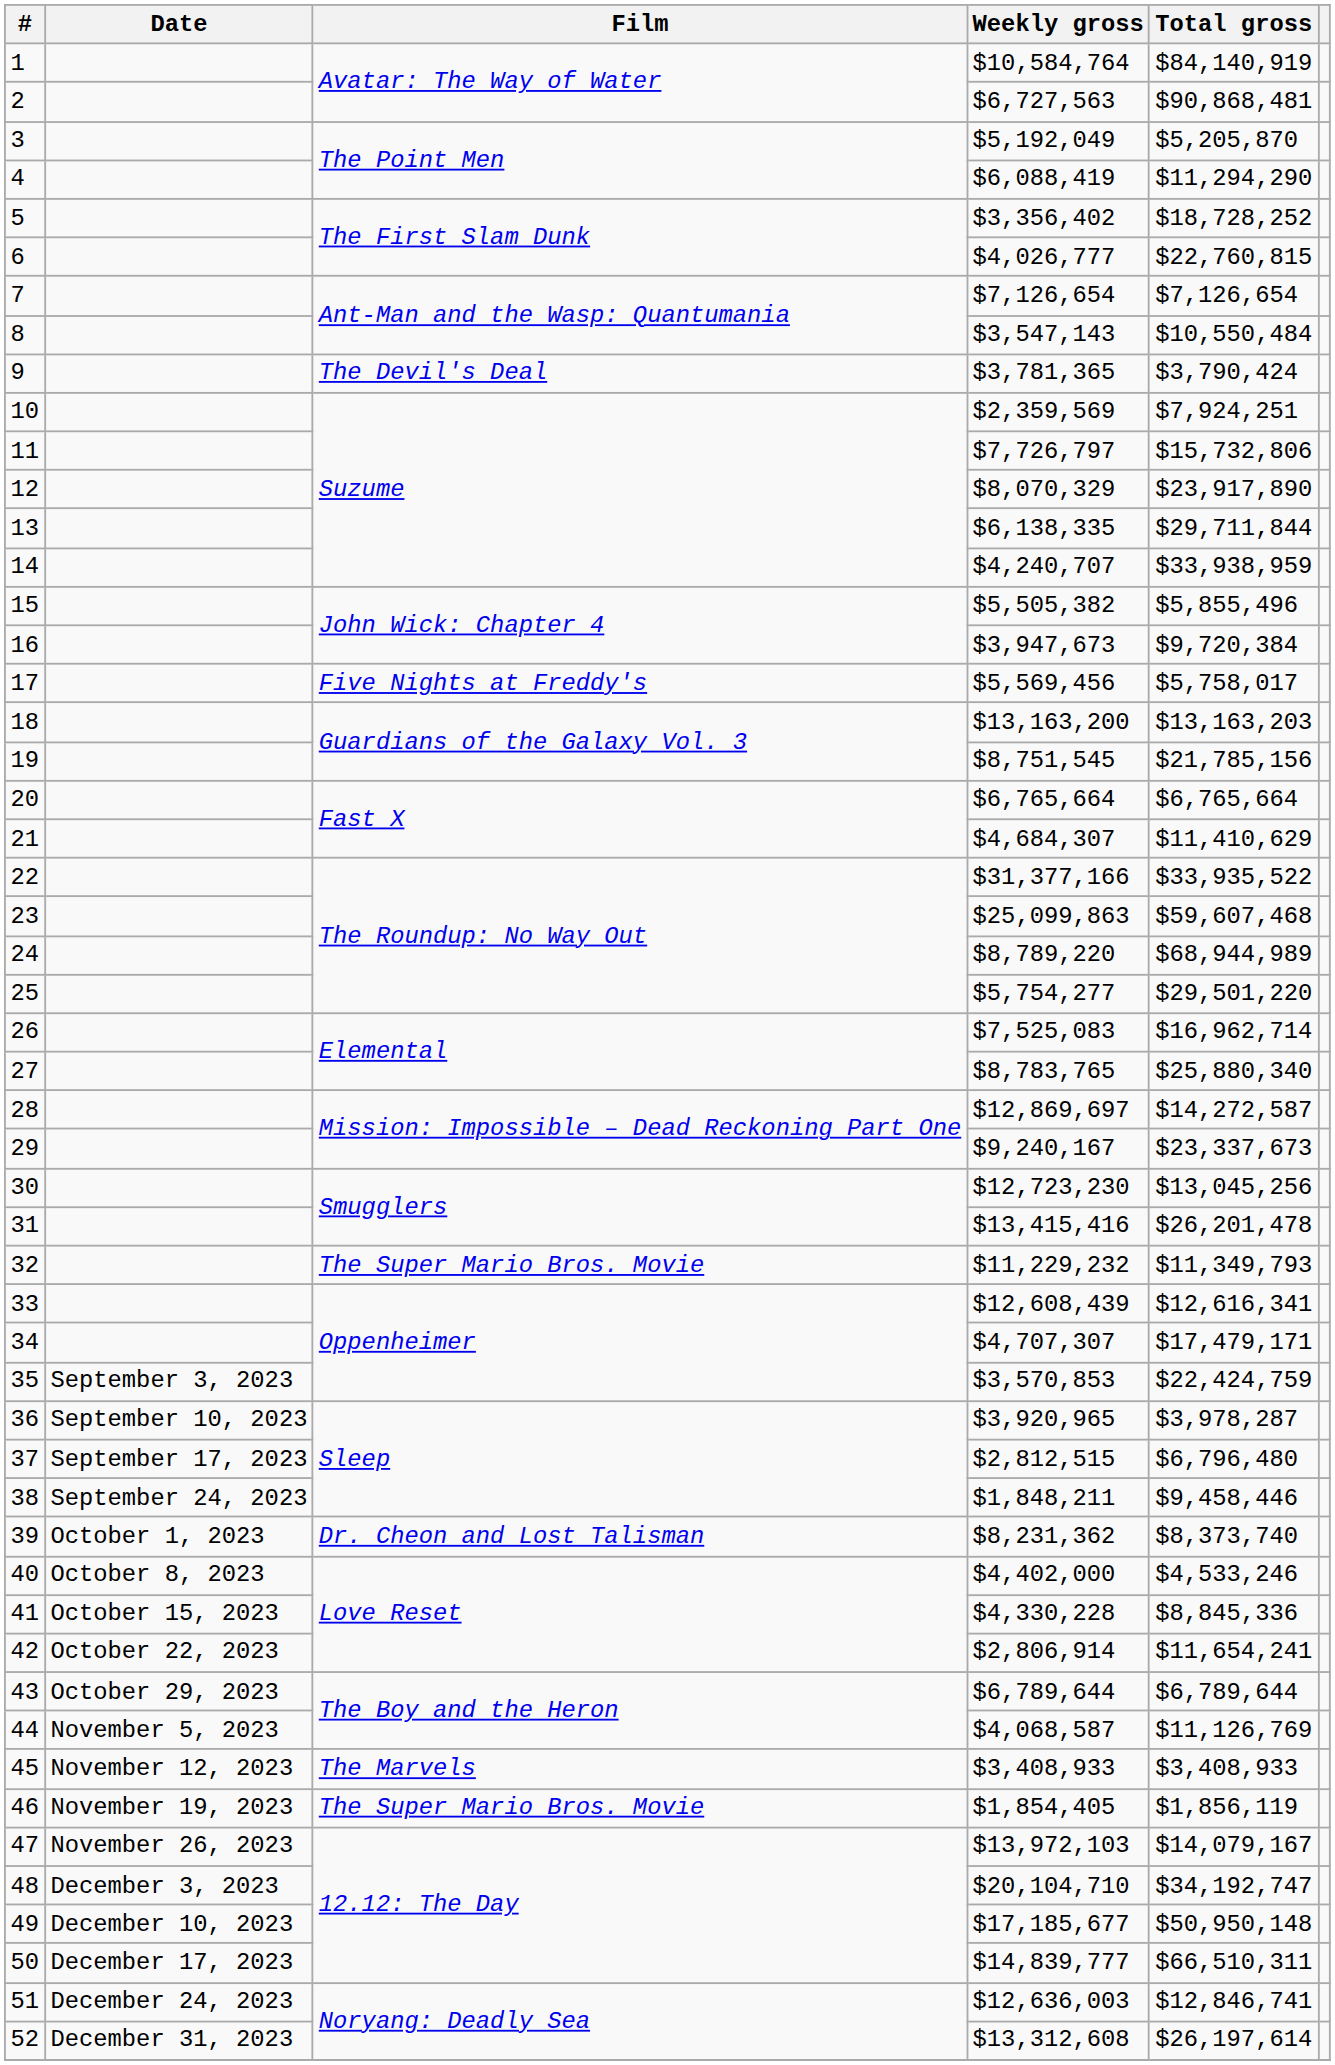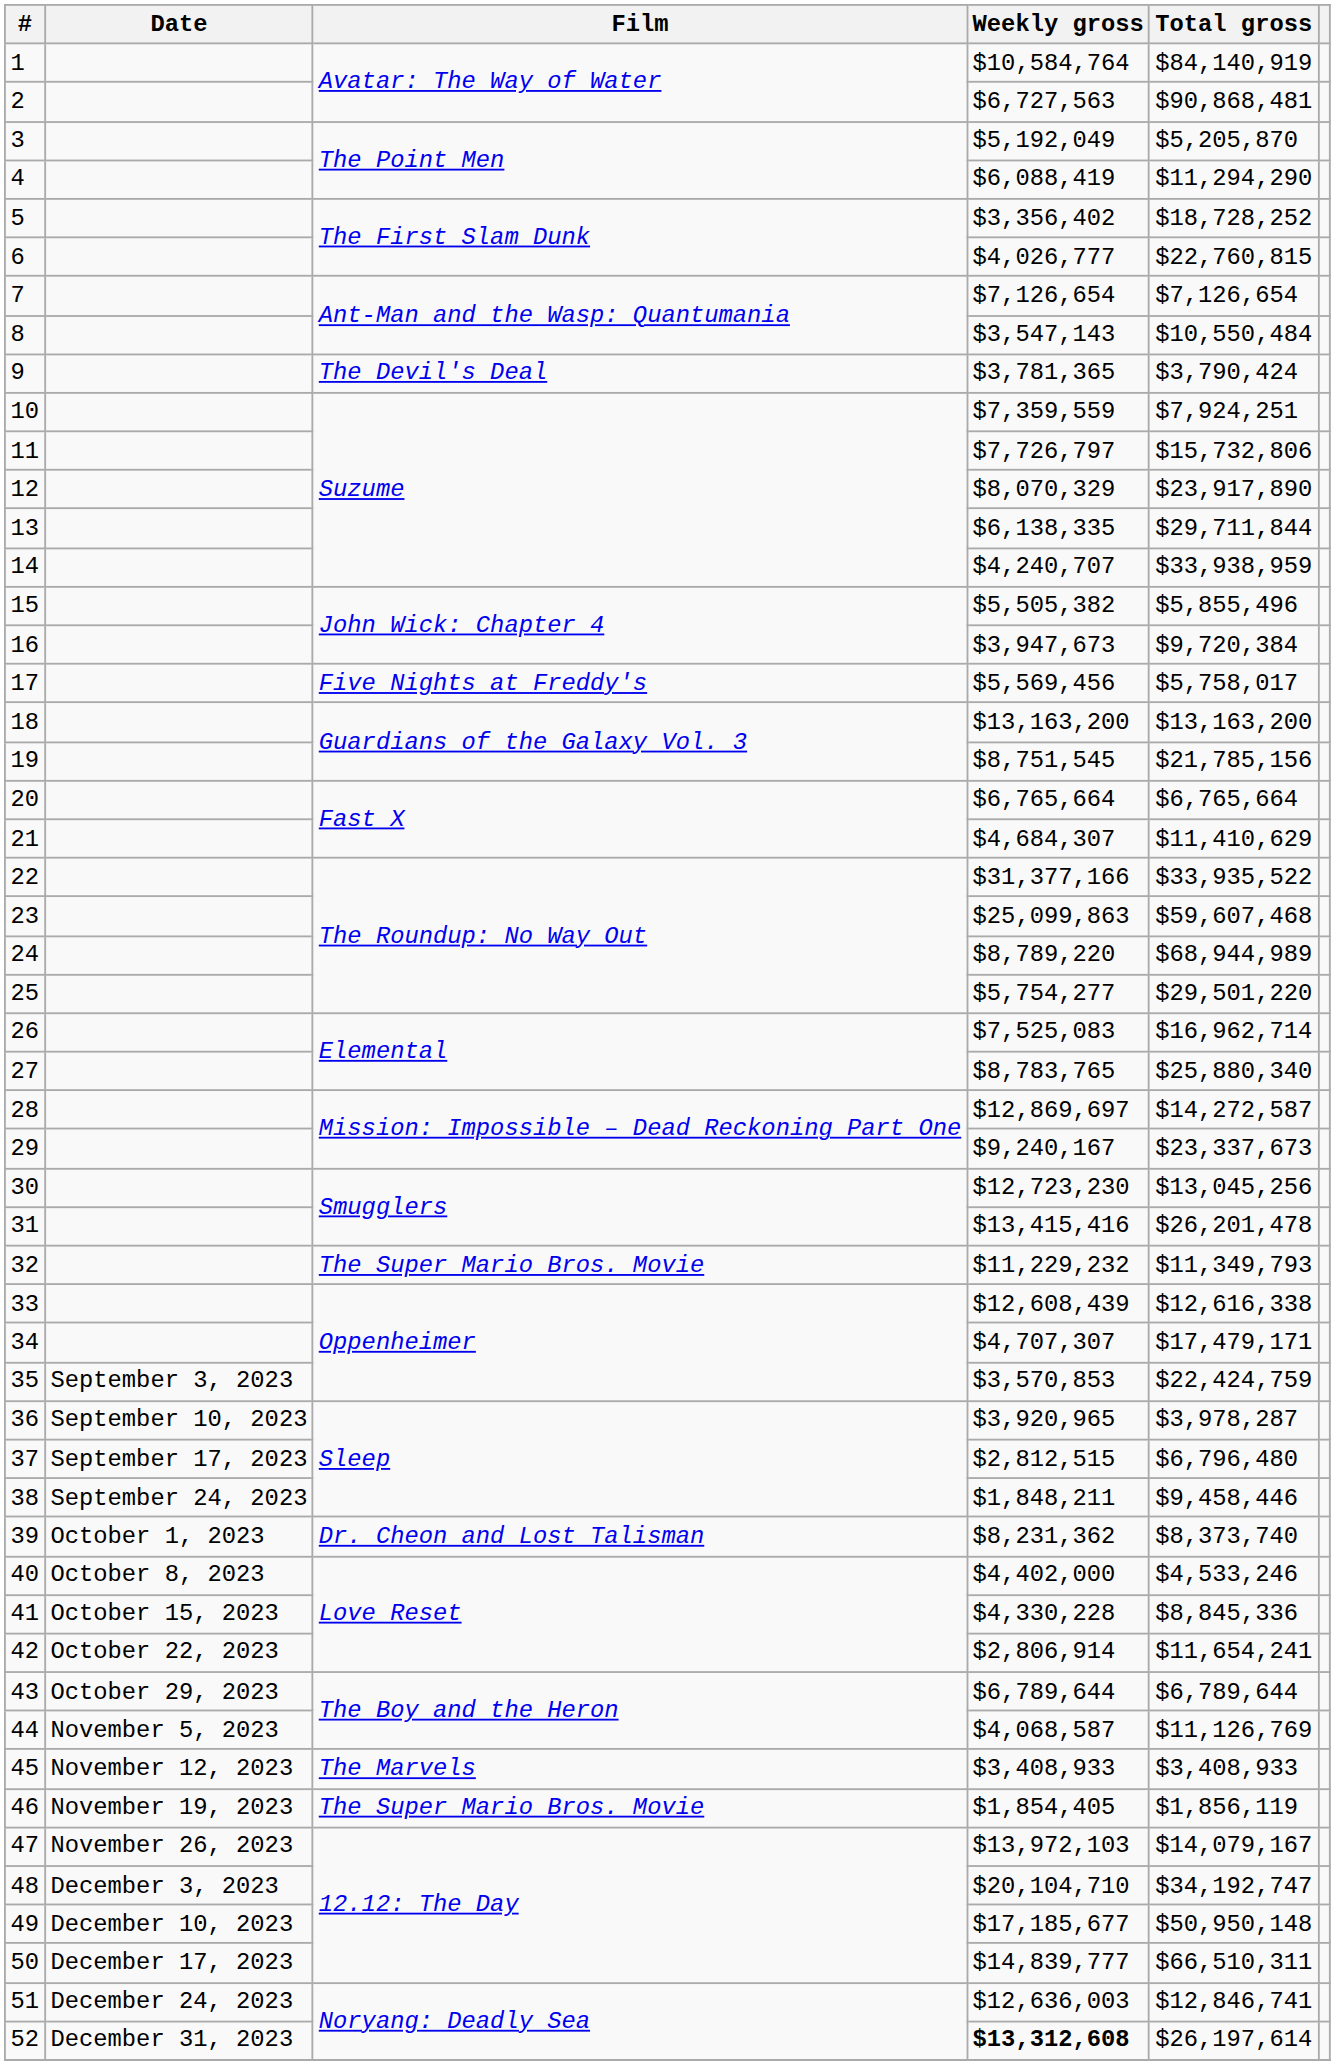(1044, 412) $2,359,569 -> (1044, 412) $7,359,559
(1234, 722) $13,163,203 -> (1234, 722) $13,163,200
(1234, 1304) $12,616,341 -> (1234, 1304) $12,616,338
(1051, 2041) normal -> (1051, 2041) bold
